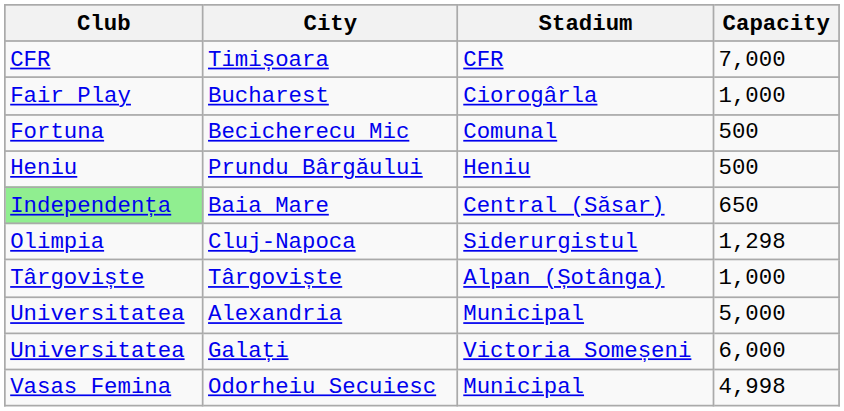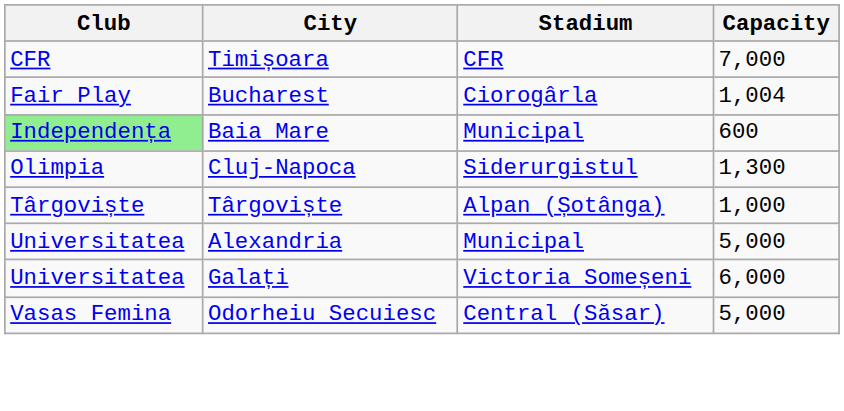(752, 96) 1,000 -> (752, 96) 1,004
- row: (309, 132)
- row: (315, 169)
(564, 205) Central (Săsar) -> (524, 132) Municipal
(739, 205) 650 -> (739, 132) 600
(752, 242) 1,298 -> (752, 169) 1,300
(524, 388) Municipal -> (564, 315) Central (Săsar)
(752, 388) 4,998 -> (752, 315) 5,000
